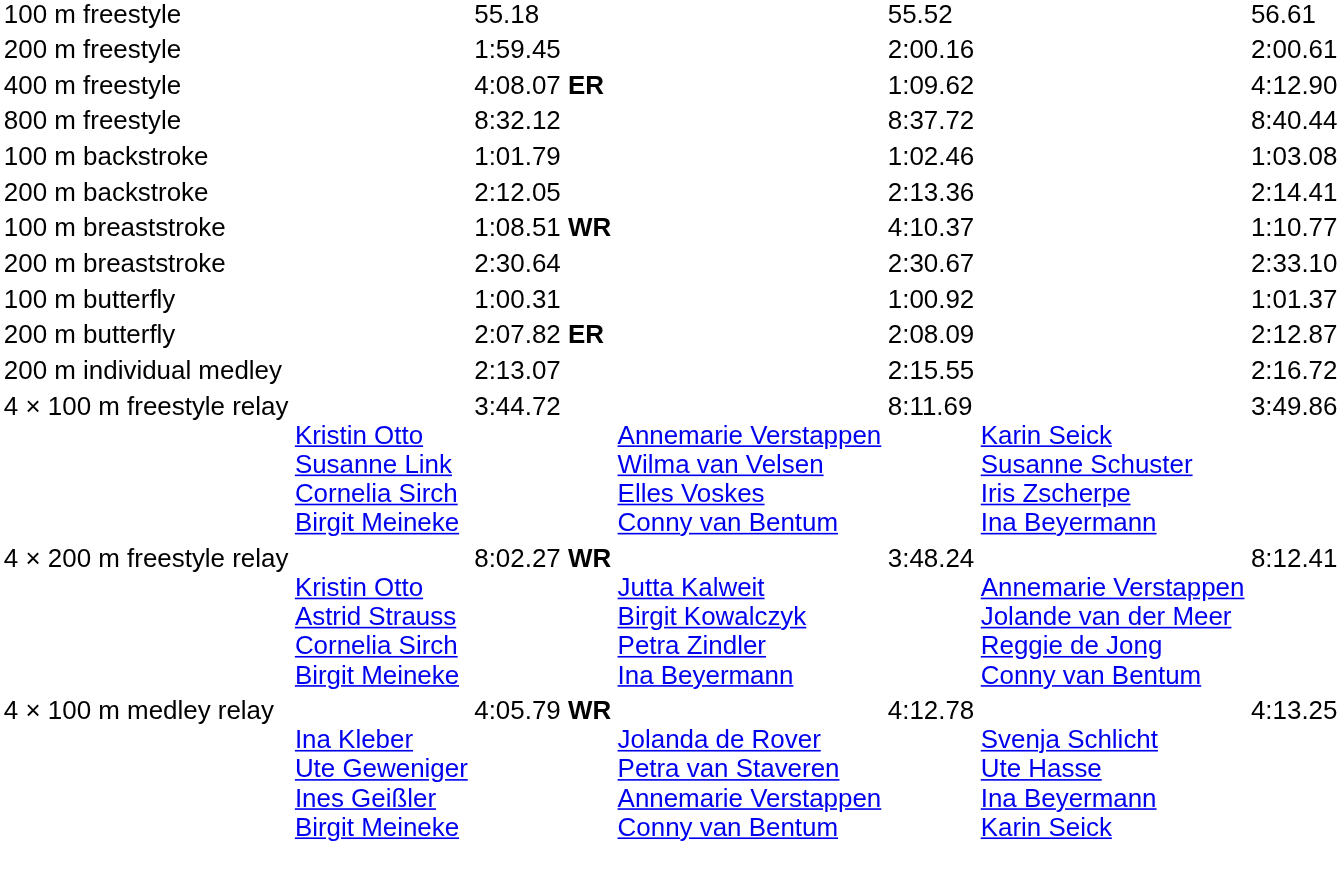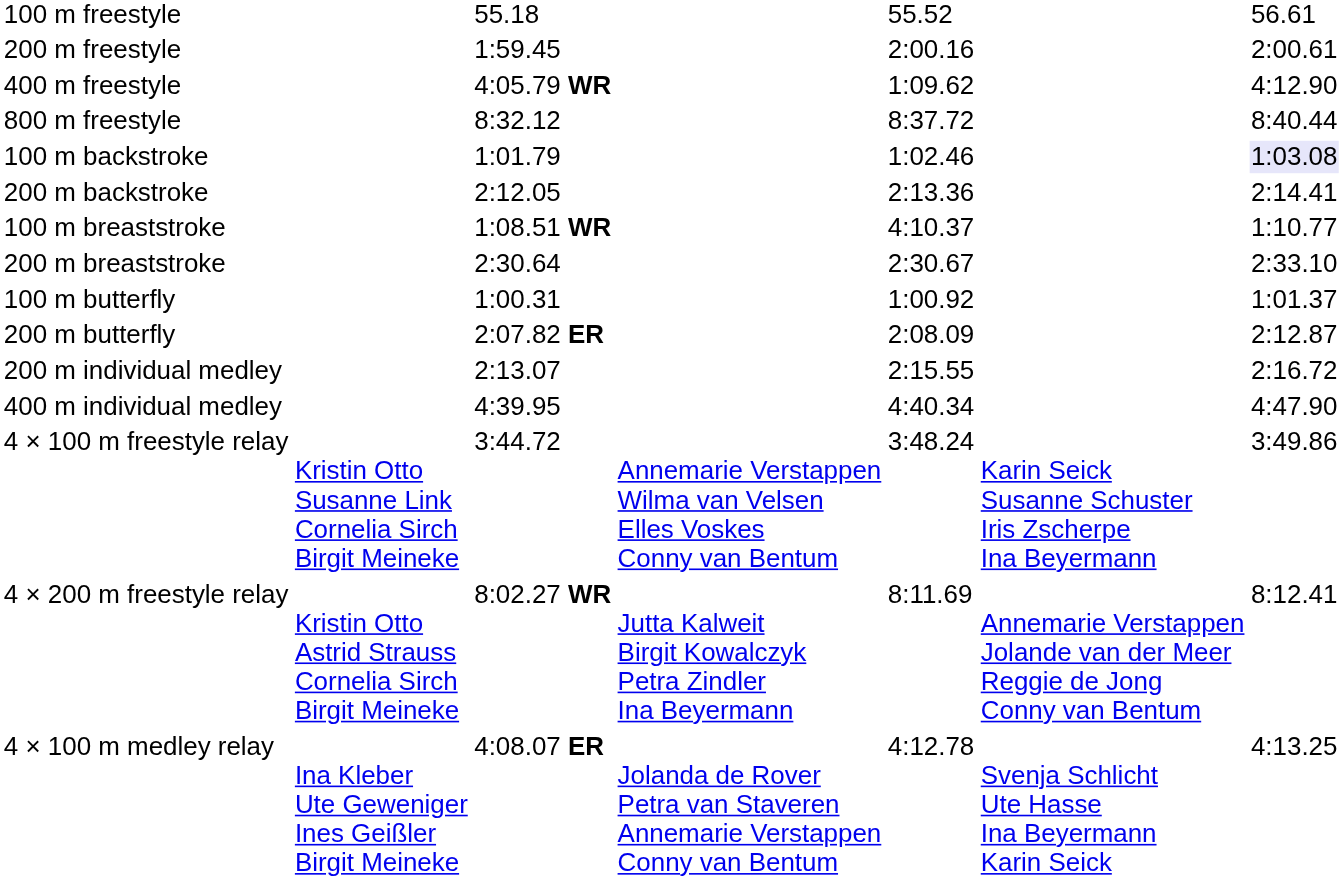(539, 85) 4:08.07 ER -> (543, 85) 4:05.79 WR
(1294, 156) no background -> (1294, 156) lavender background
+ row: (143, 406)
(930, 406) 8:11.69 -> (931, 441) 3:48.24
(931, 558) 3:48.24 -> (930, 594) 8:11.69
(543, 710) 4:05.79 WR -> (539, 746) 4:08.07 ER
